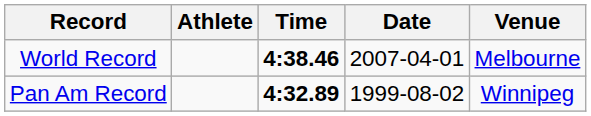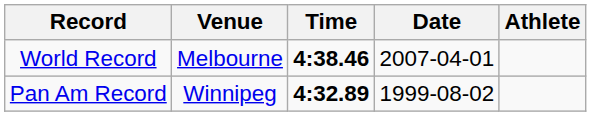columns swapped: (215, 22) <-> (527, 22)
